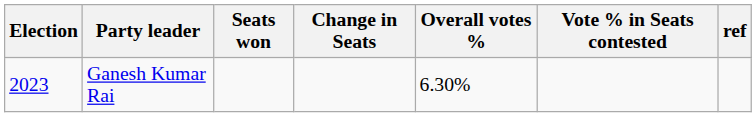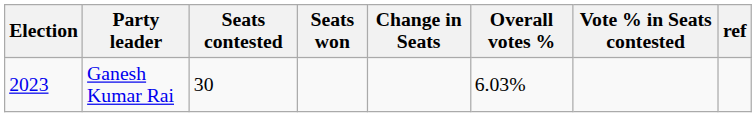+ column: (243, 31)
(445, 84) 6.30% -> (500, 84) 6.03%
